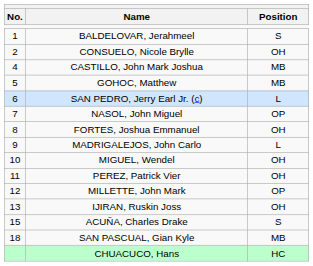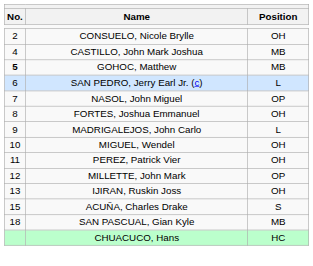- row: (137, 36)
(15, 83) normal -> (15, 67) bold
